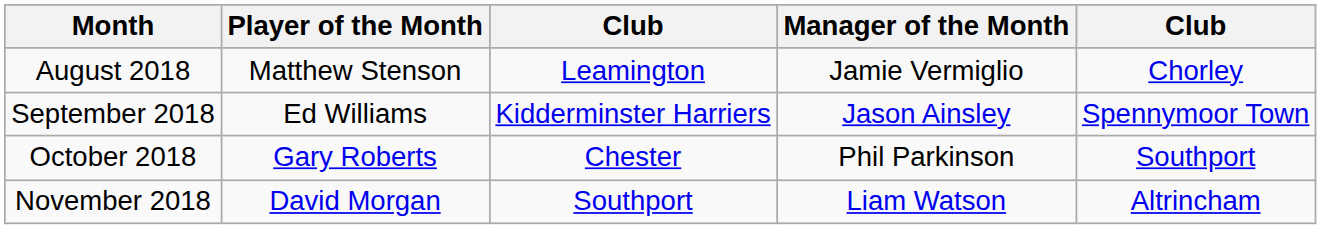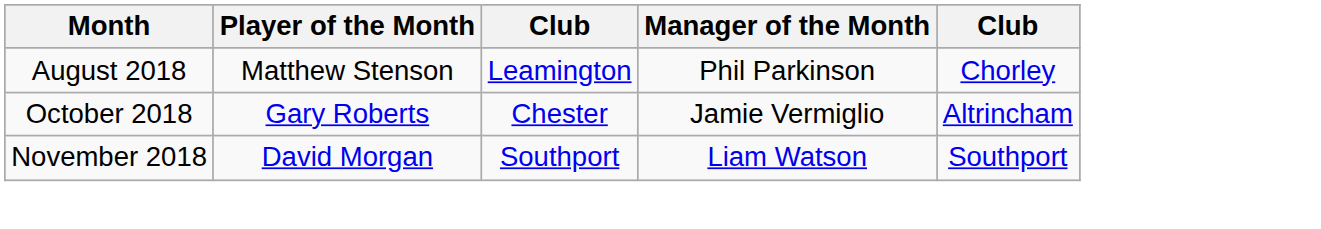(926, 69) Jamie Vermiglio -> (787, 69) Phil Parkinson
- row: (113, 113)
(926, 157) Phil Parkinson -> (787, 113) Jamie Vermiglio
(1196, 157) Southport -> (1008, 113) Altrincham
(1196, 200) Altrincham -> (1008, 157) Southport
